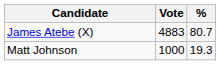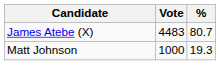(171, 32) 4883 -> (171, 32) 4483
